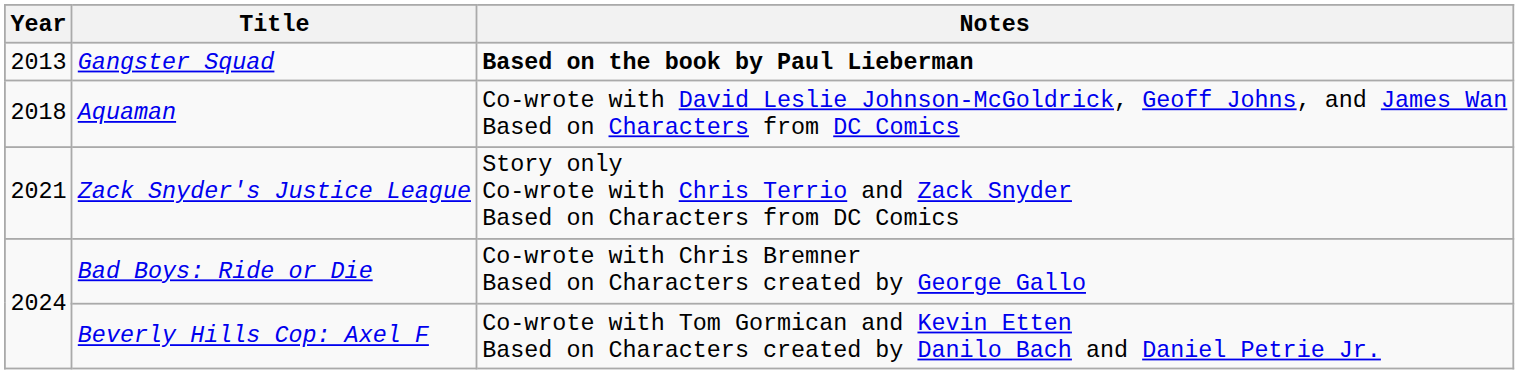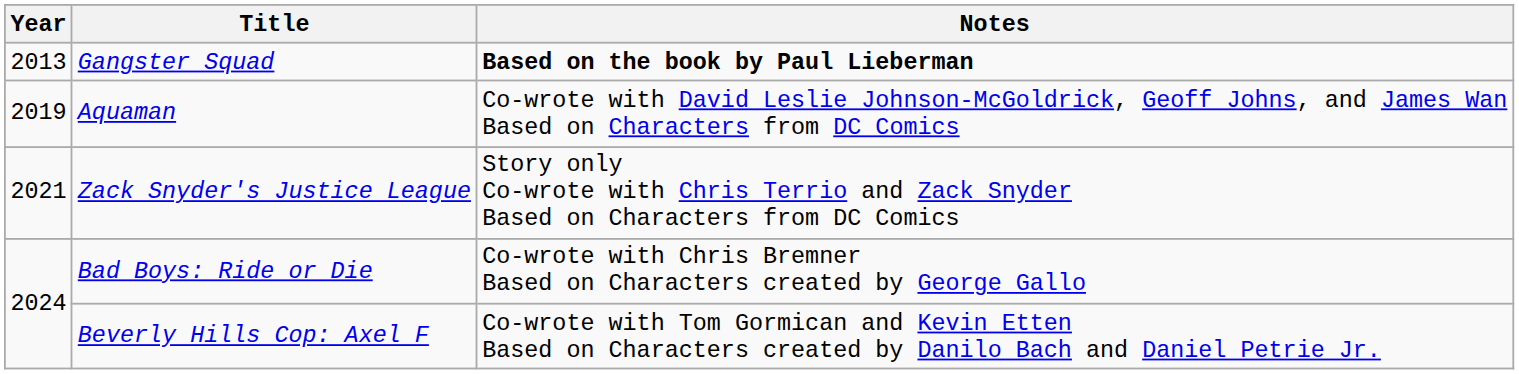(39, 114) 2018 -> (39, 114) 2019
